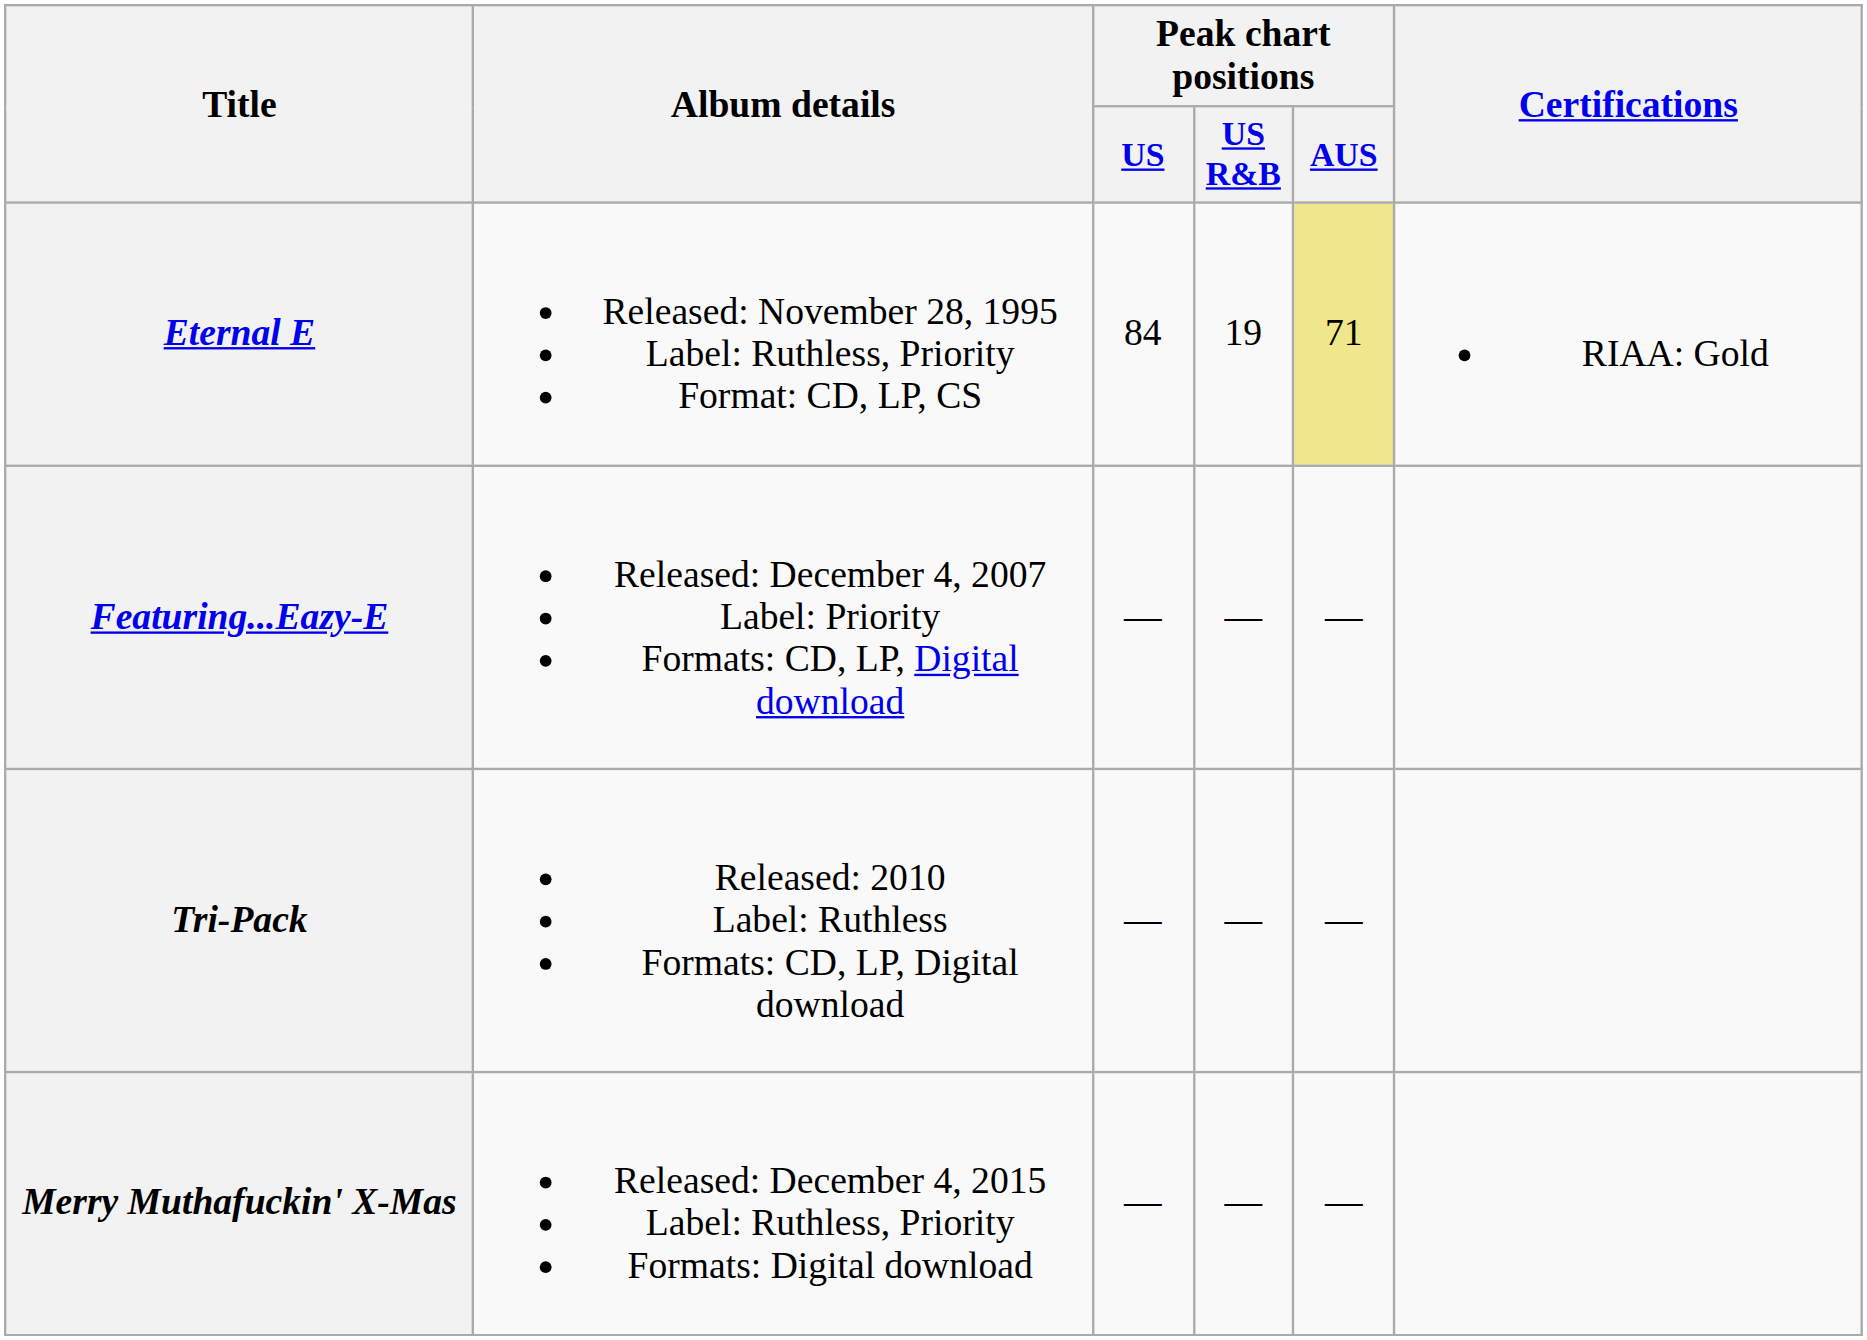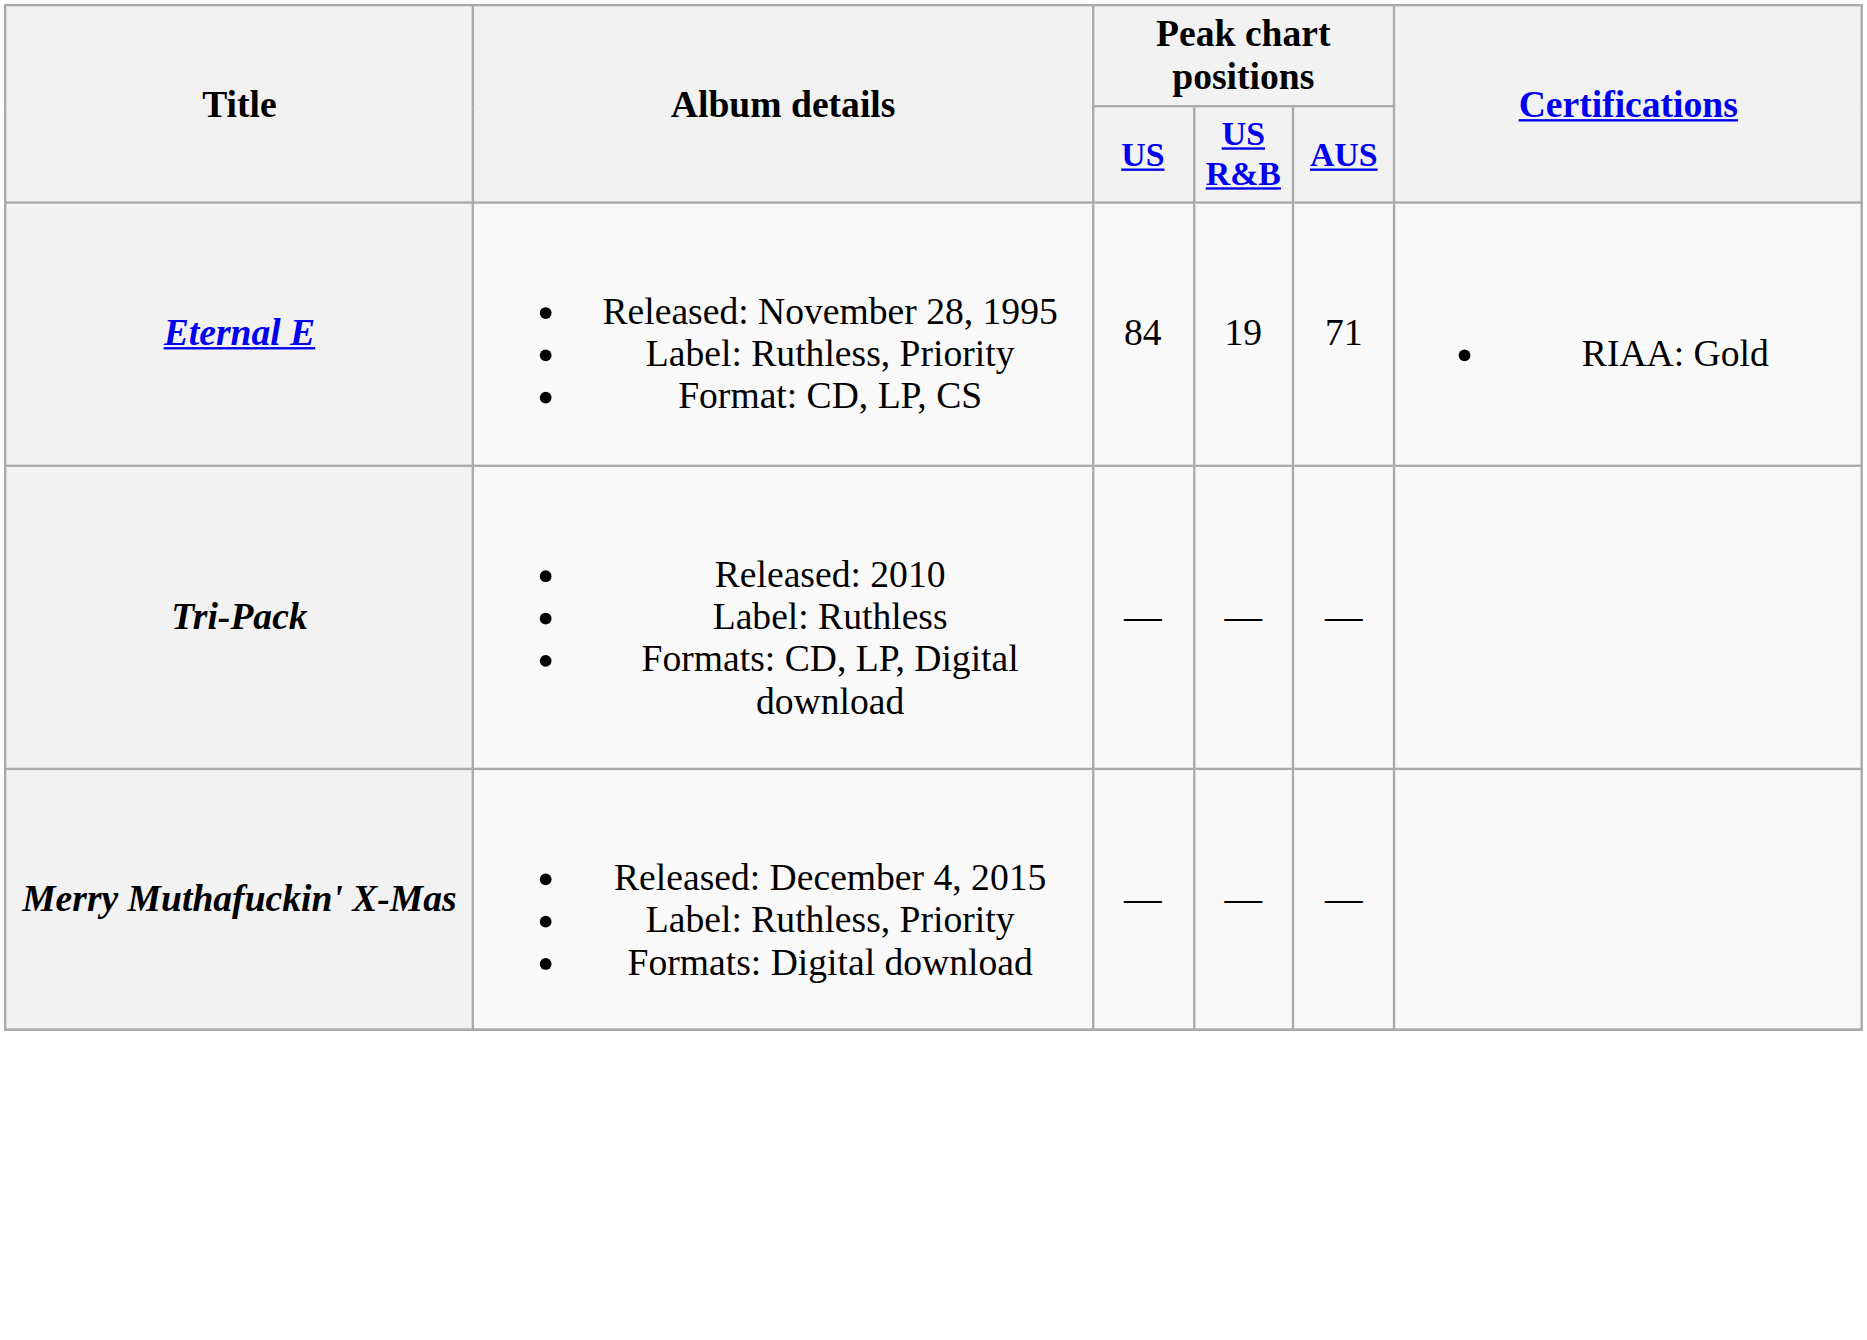(1344, 333) khaki background -> (1344, 333) no background
- row: (239, 615)
